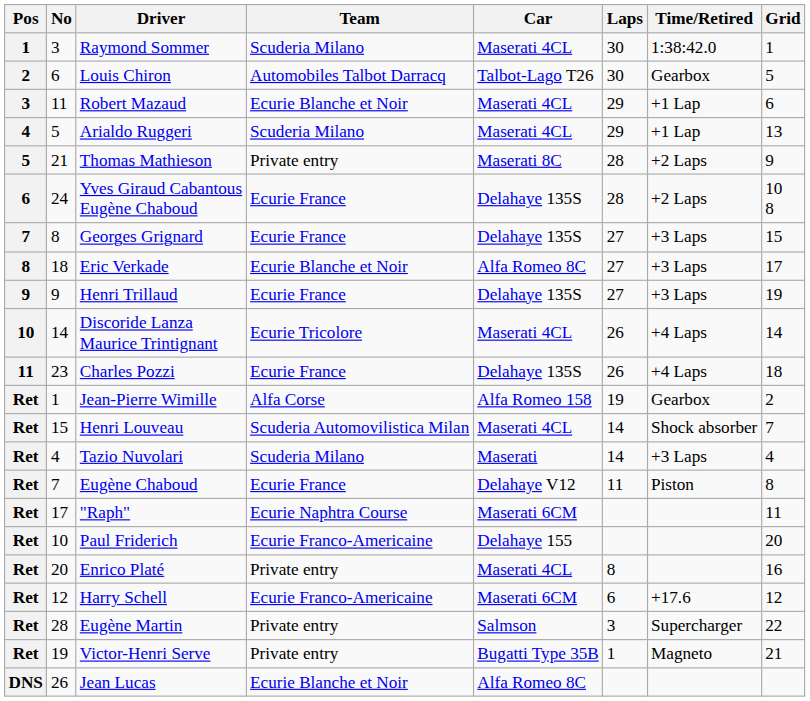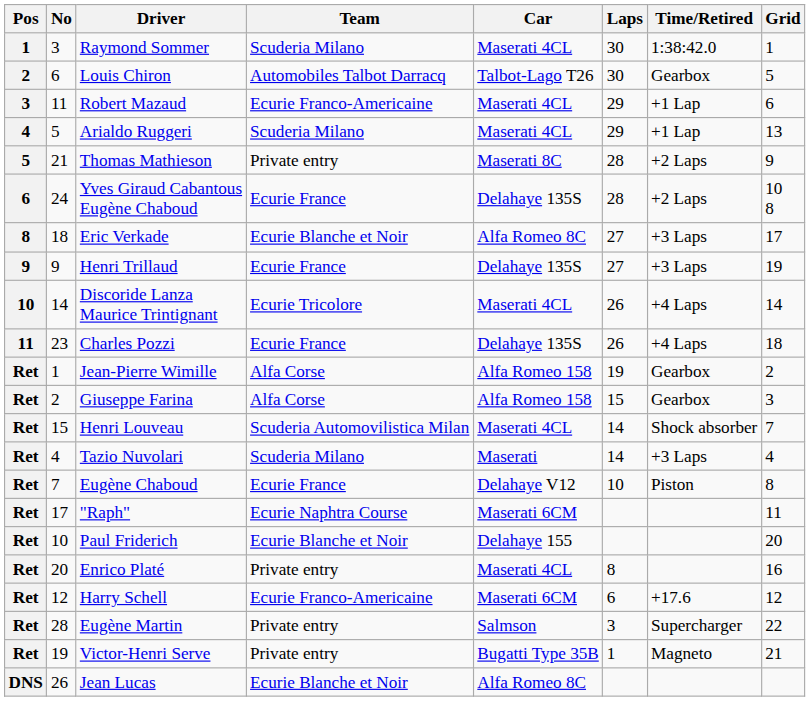(329, 103) Ecurie Blanche et Noir -> (341, 103) Ecurie Franco-Americaine
- row: (141, 237)
+ row: (136, 399)
(615, 484) 11 -> (615, 484) 10
(341, 540) Ecurie Franco-Americaine -> (329, 540) Ecurie Blanche et Noir
